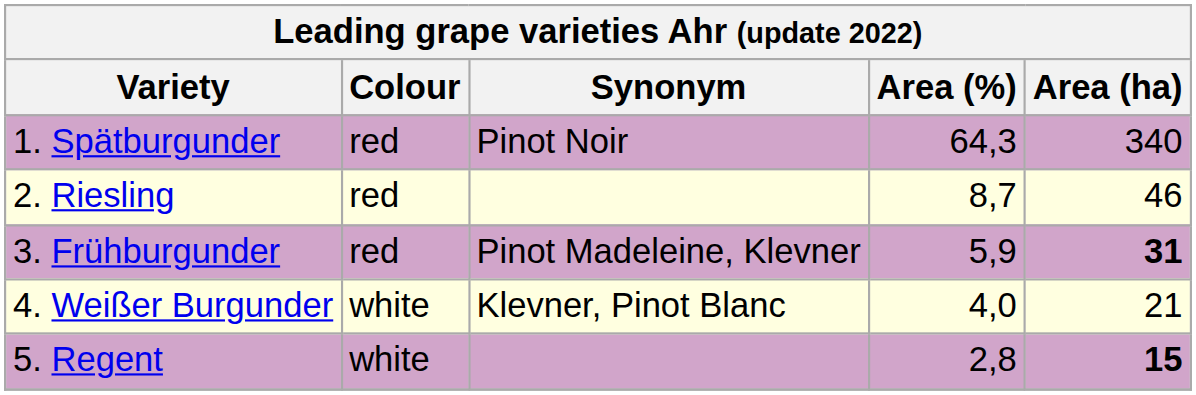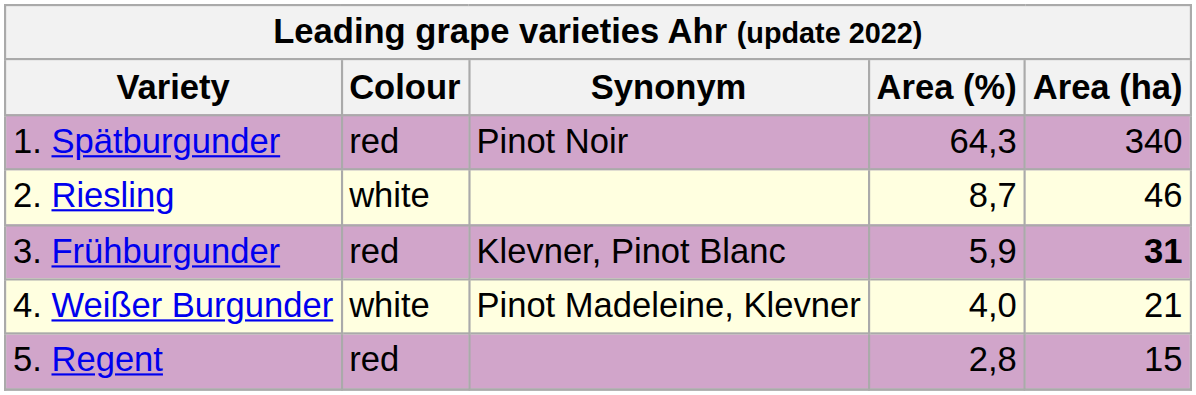(374, 196) red -> (390, 196) white
(669, 251) Pinot Madeleine, Klevner -> (631, 251) Klevner, Pinot Blanc
(631, 305) Klevner, Pinot Blanc -> (669, 305) Pinot Madeleine, Klevner
(390, 360) white -> (374, 360) red
(1163, 360) bold -> (1163, 360) normal
